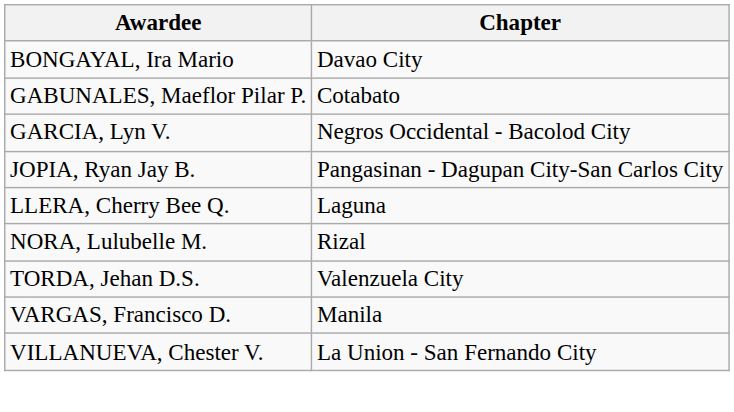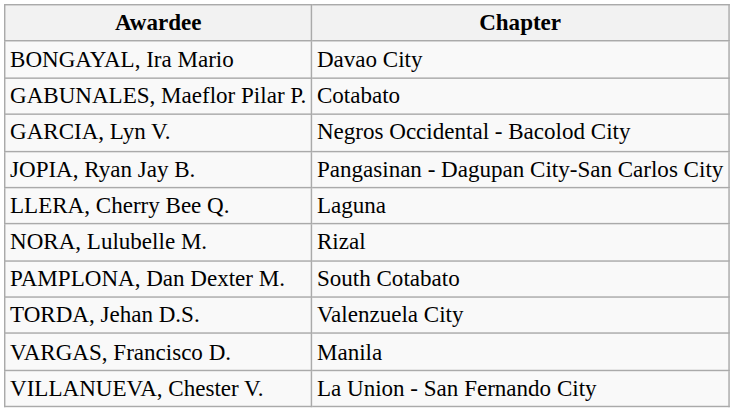+ row: (148, 278)
